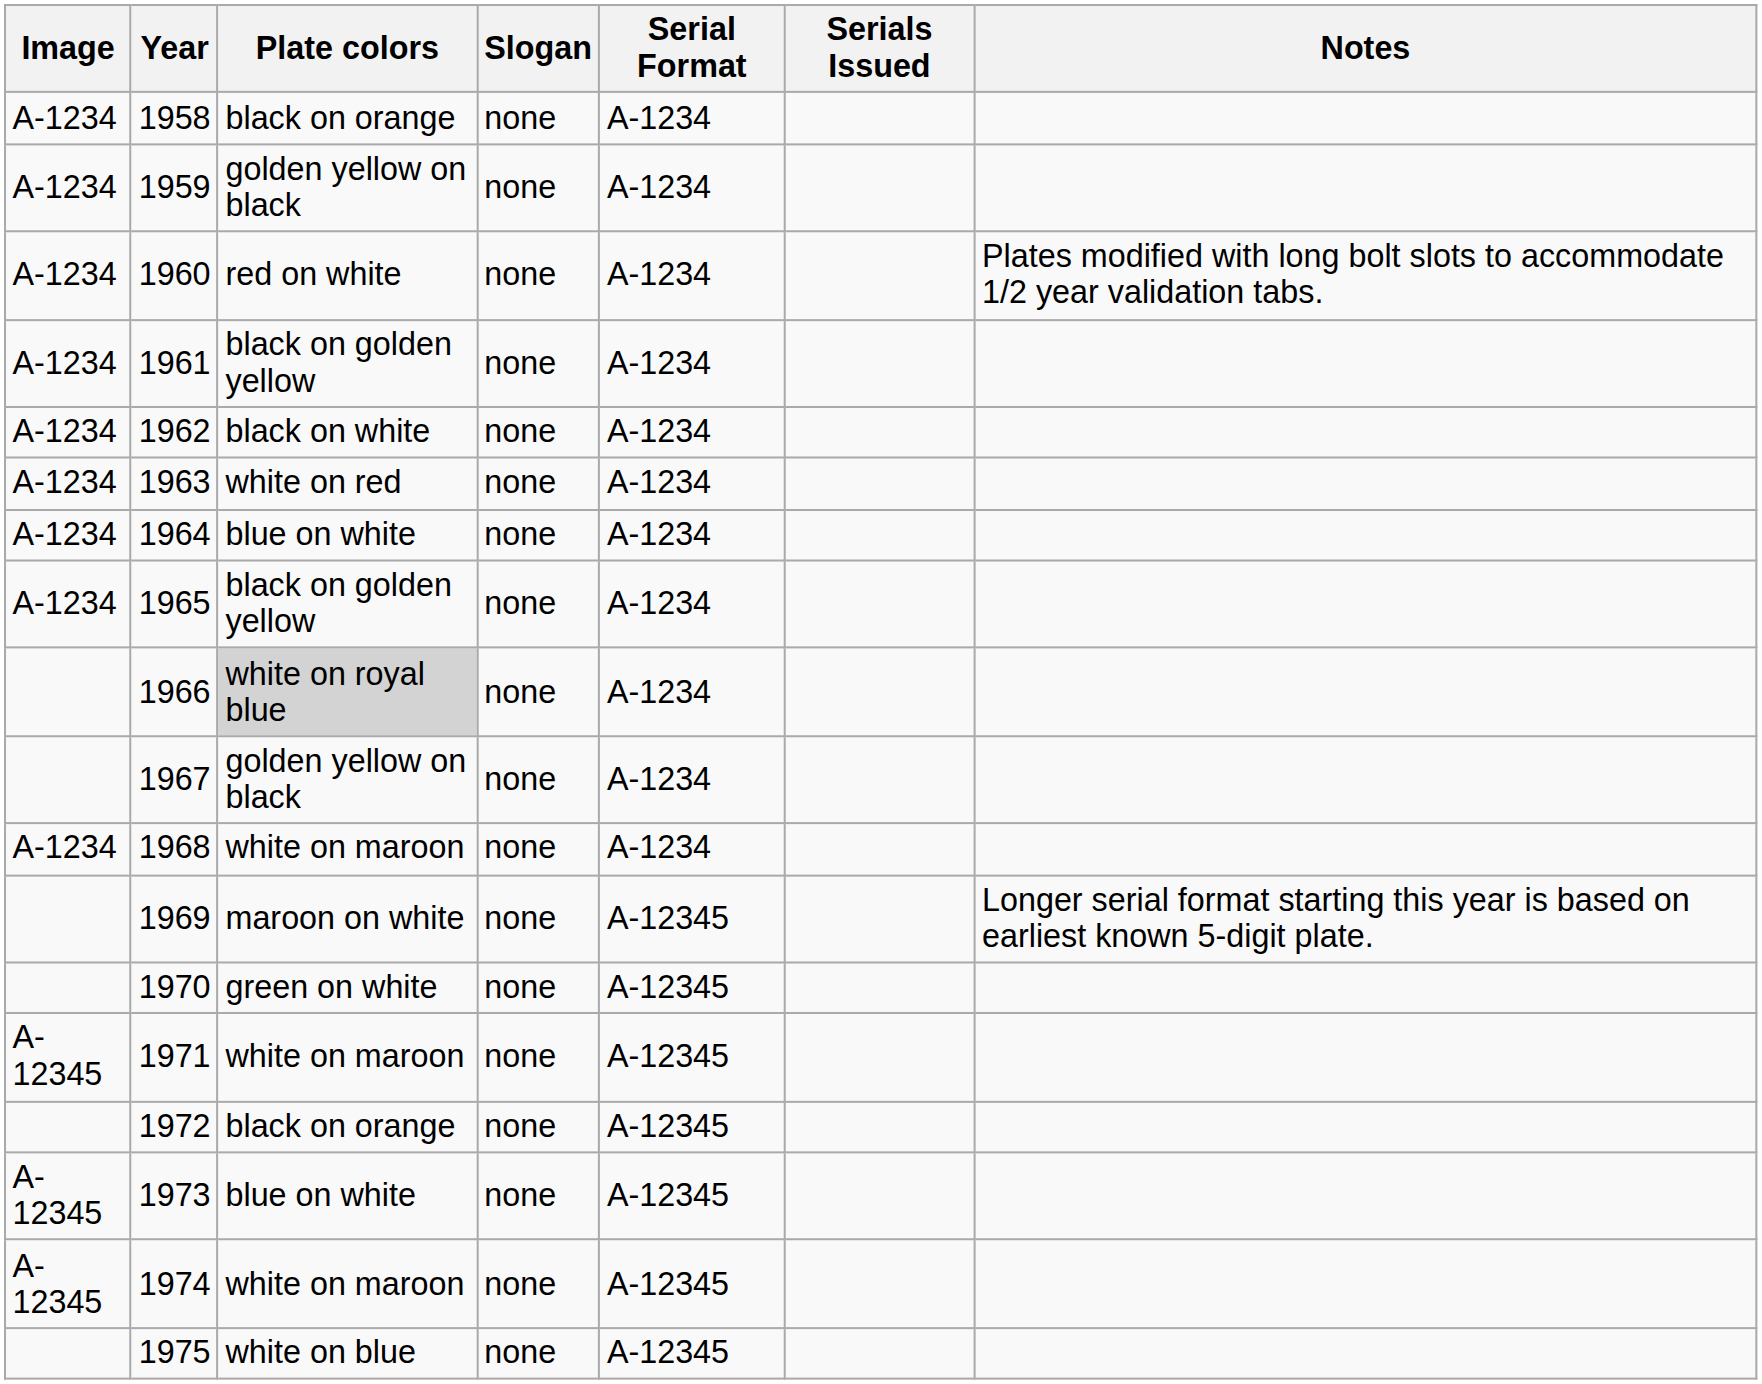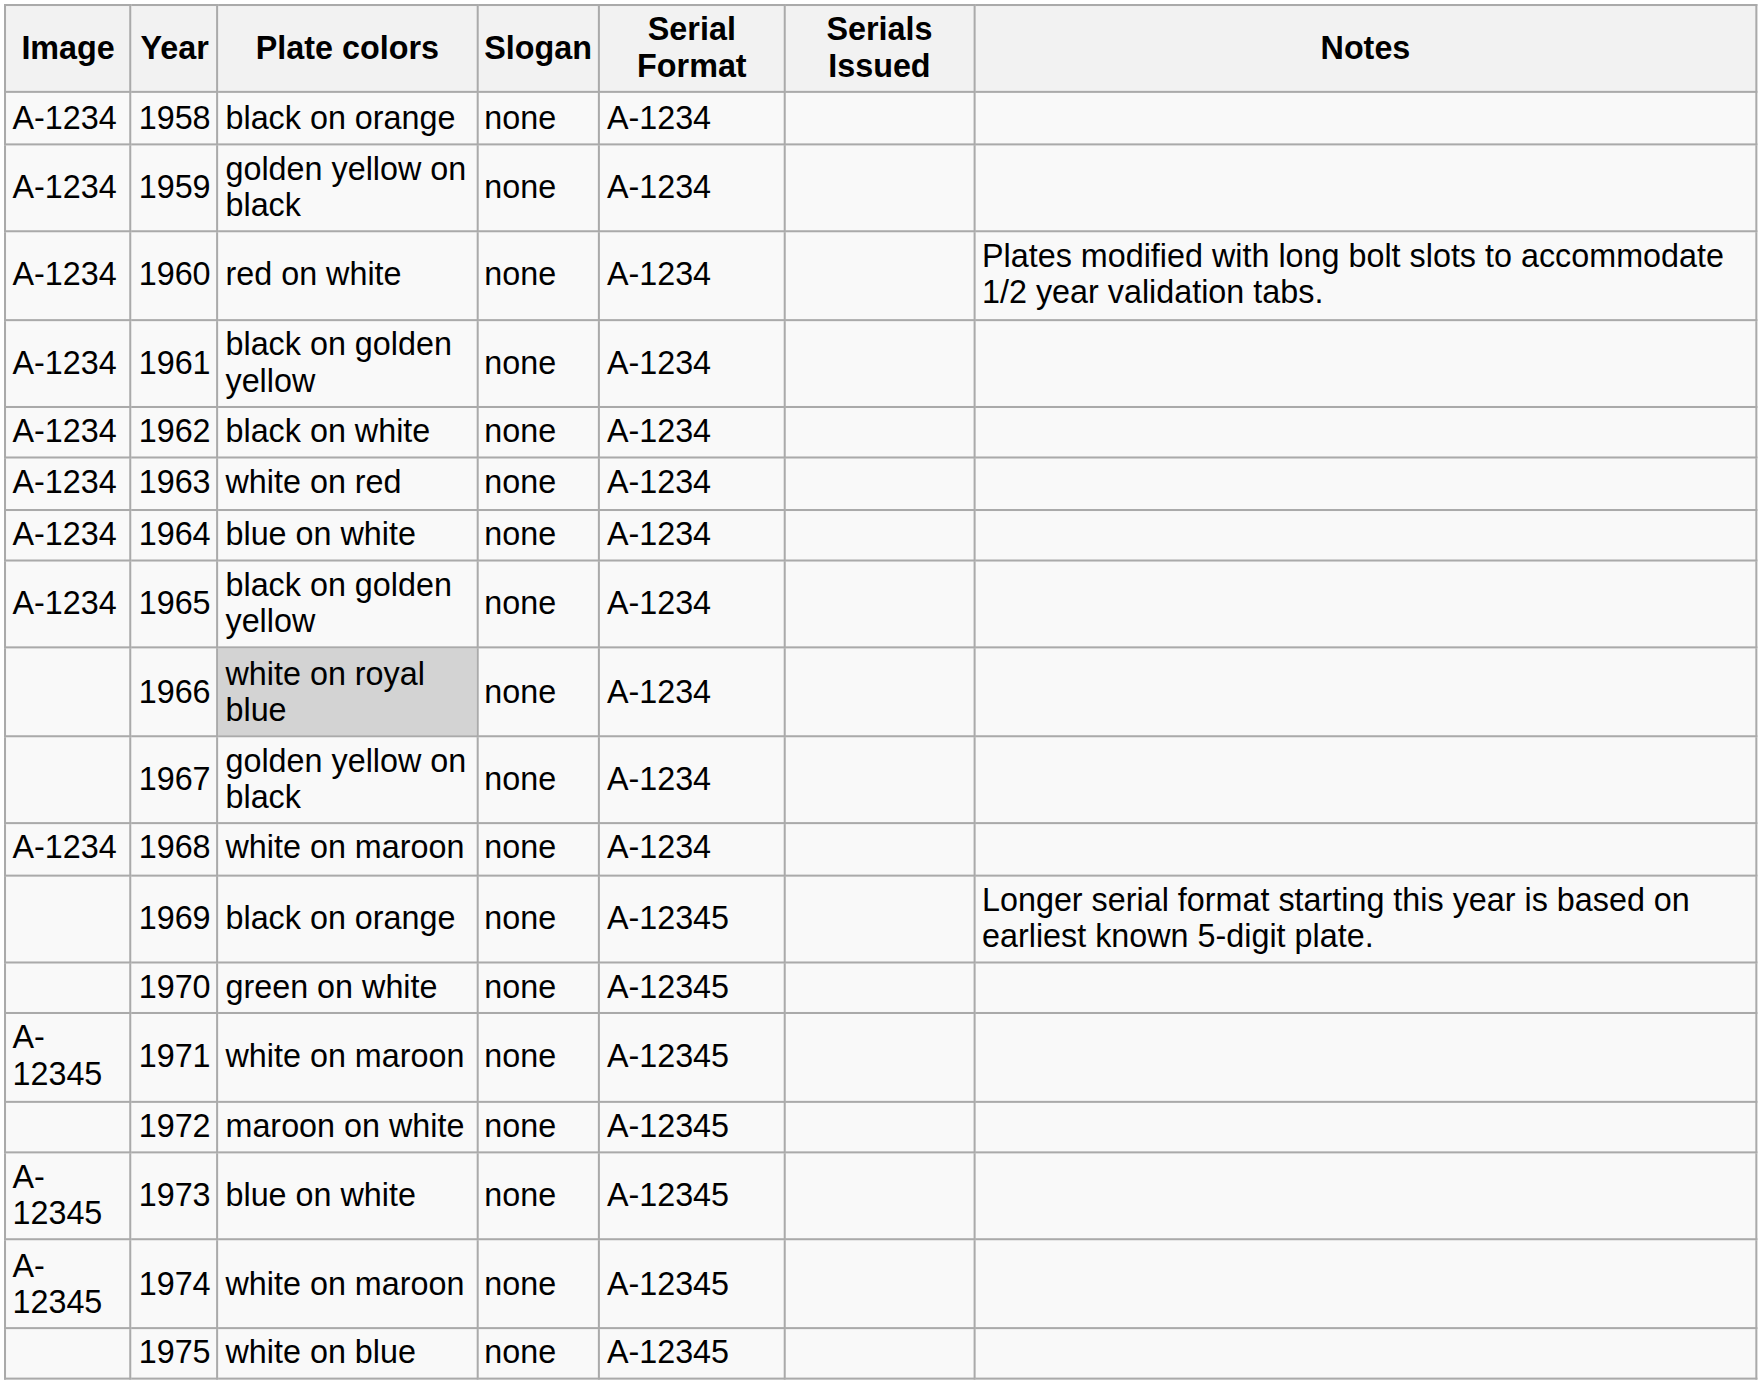(345, 917) maroon on white -> (340, 917) black on orange
(340, 1126) black on orange -> (345, 1126) maroon on white
